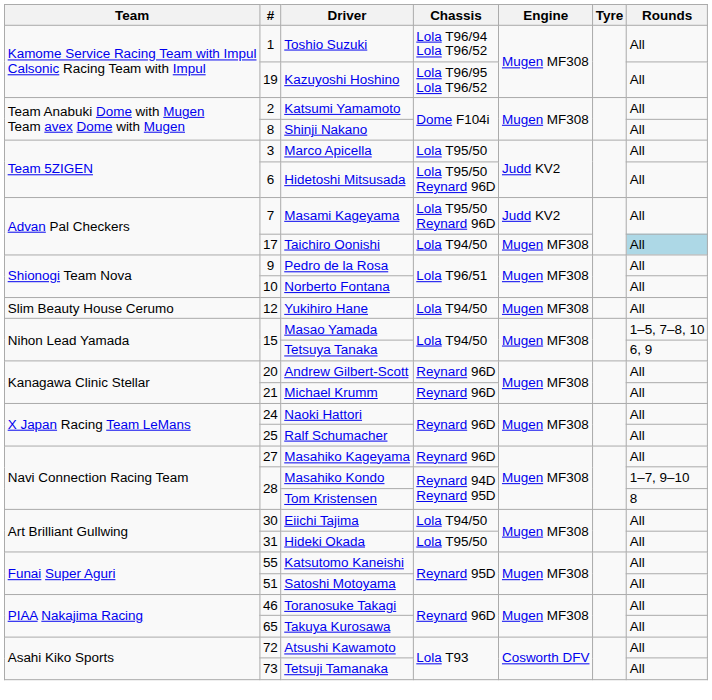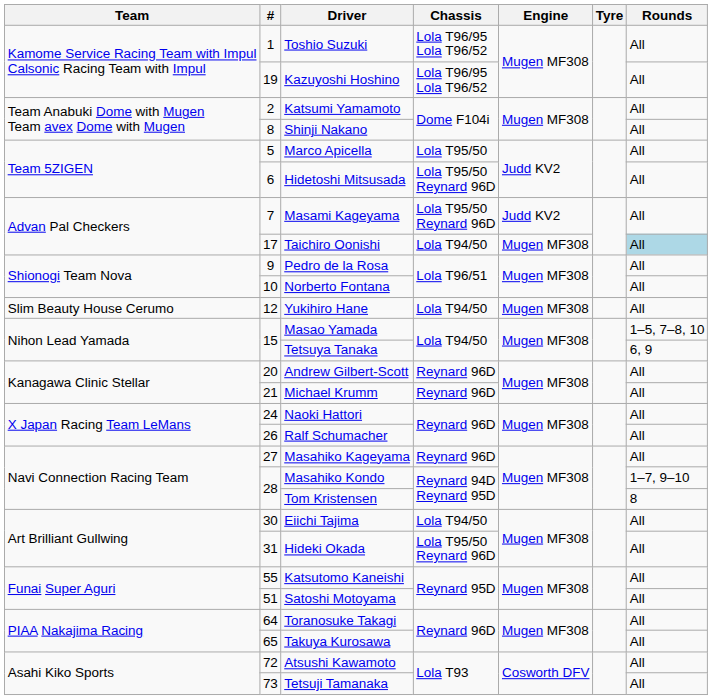(452, 43) Lola T96/94 Lola T96/52 -> (452, 43) Lola T96/95 Lola T96/52
(270, 151) 3 -> (270, 151) 5
(270, 435) 25 -> (270, 435) 26
(452, 541) Lola T95/50 -> (456, 548) Lola T95/50 Reynard 96D
(270, 605) 46 -> (270, 620) 64
